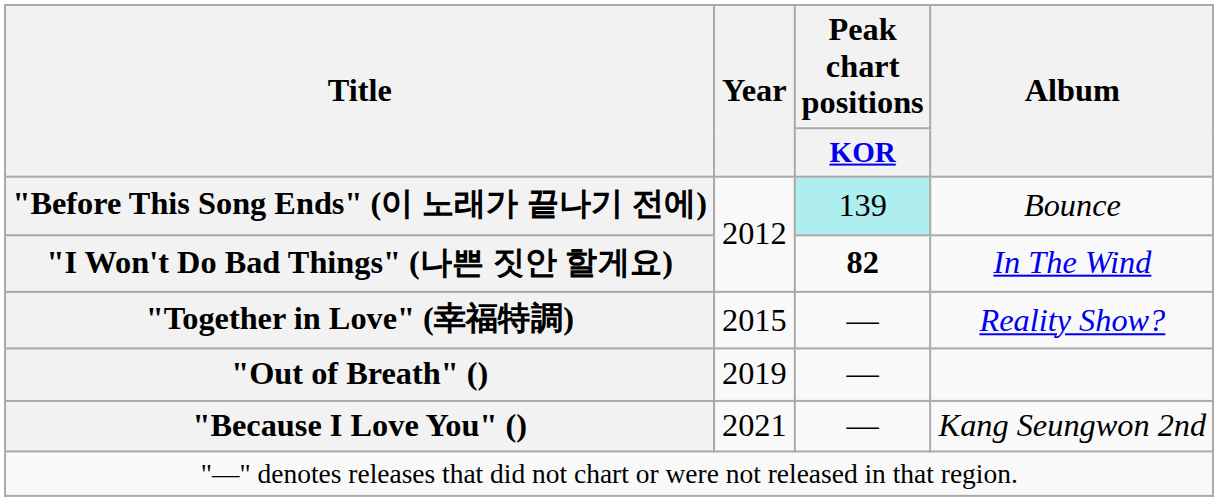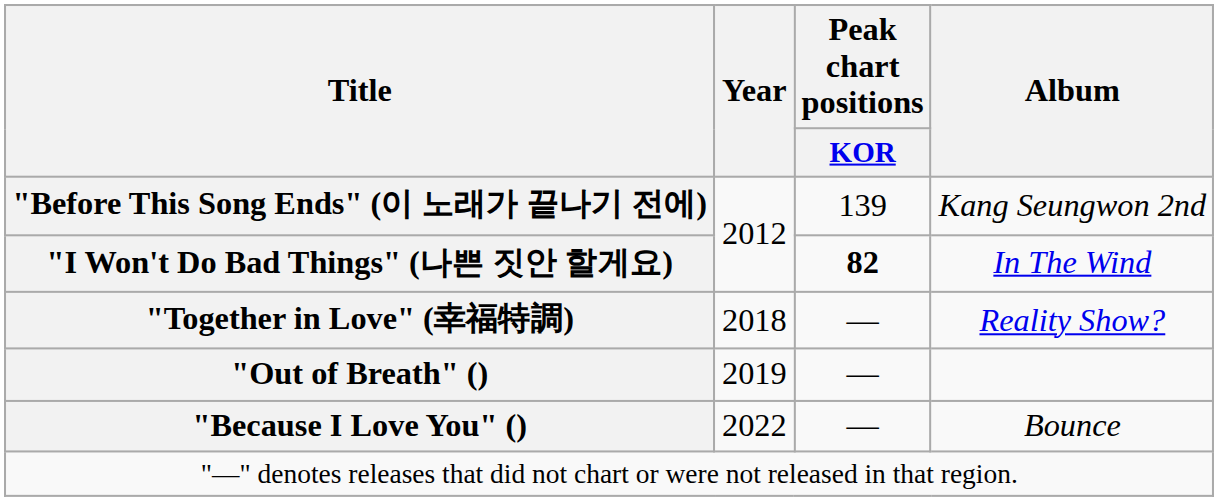(863, 205) paleturquoise background -> (863, 205) no background
(1072, 205) Bounce -> (1072, 205) Kang Seungwon 2nd
(754, 319) 2015 -> (754, 319) 2018
(754, 425) 2021 -> (754, 425) 2022
(1072, 425) Kang Seungwon 2nd -> (1072, 425) Bounce
